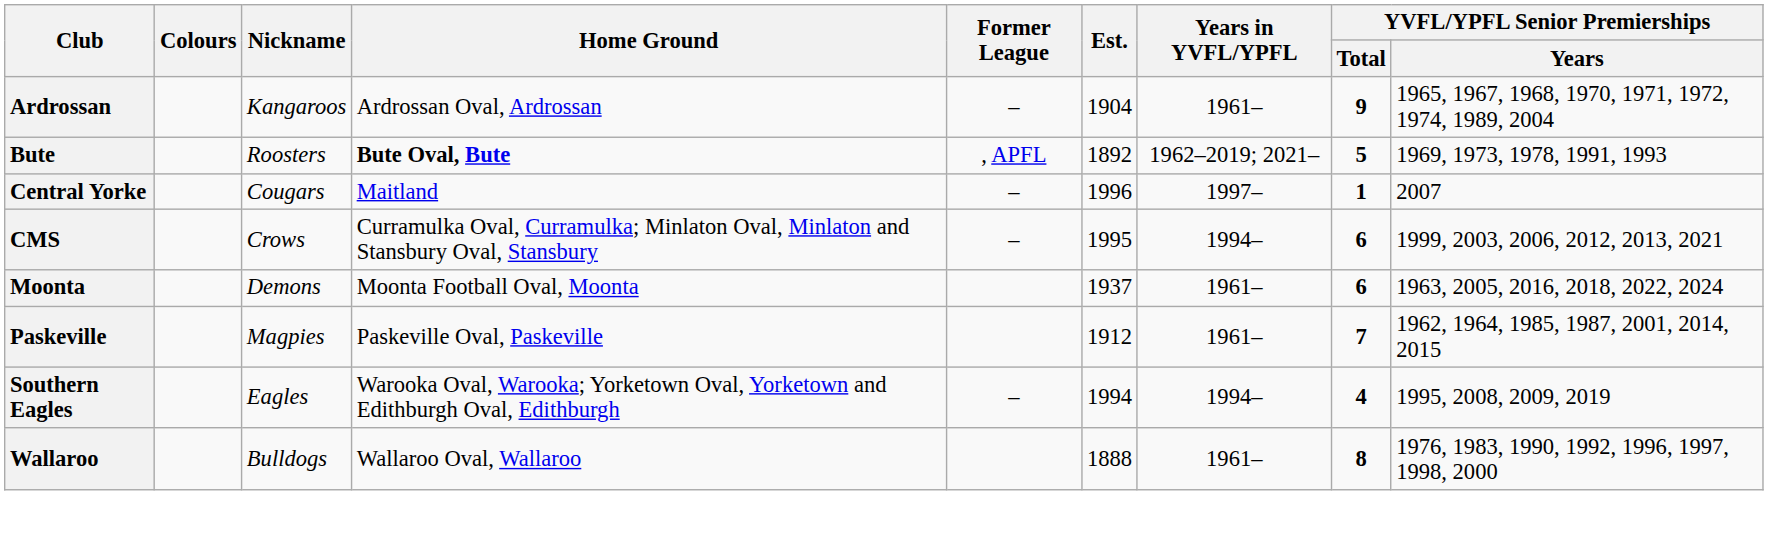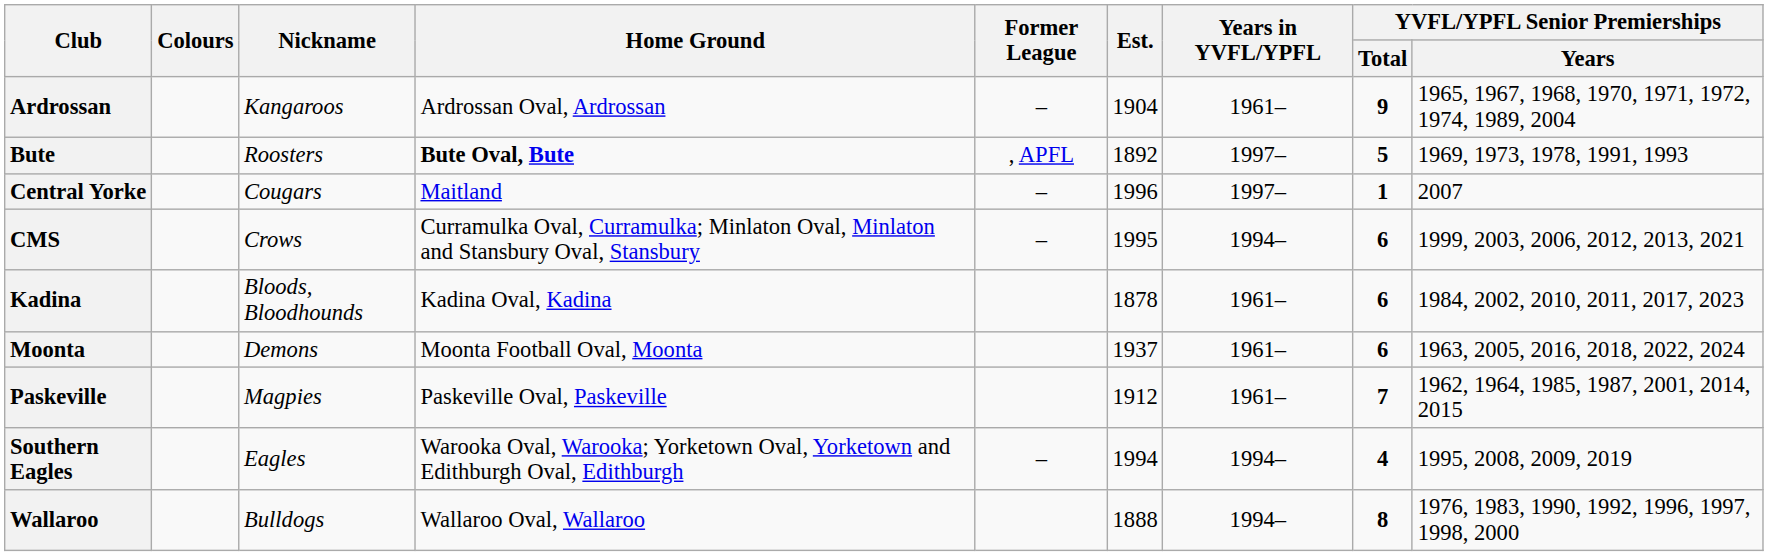(1234, 155) 1962–2019; 2021– -> (1258, 155) 1997–
+ row: (46, 300)
(1234, 458) 1961– -> (1258, 519) 1994–
